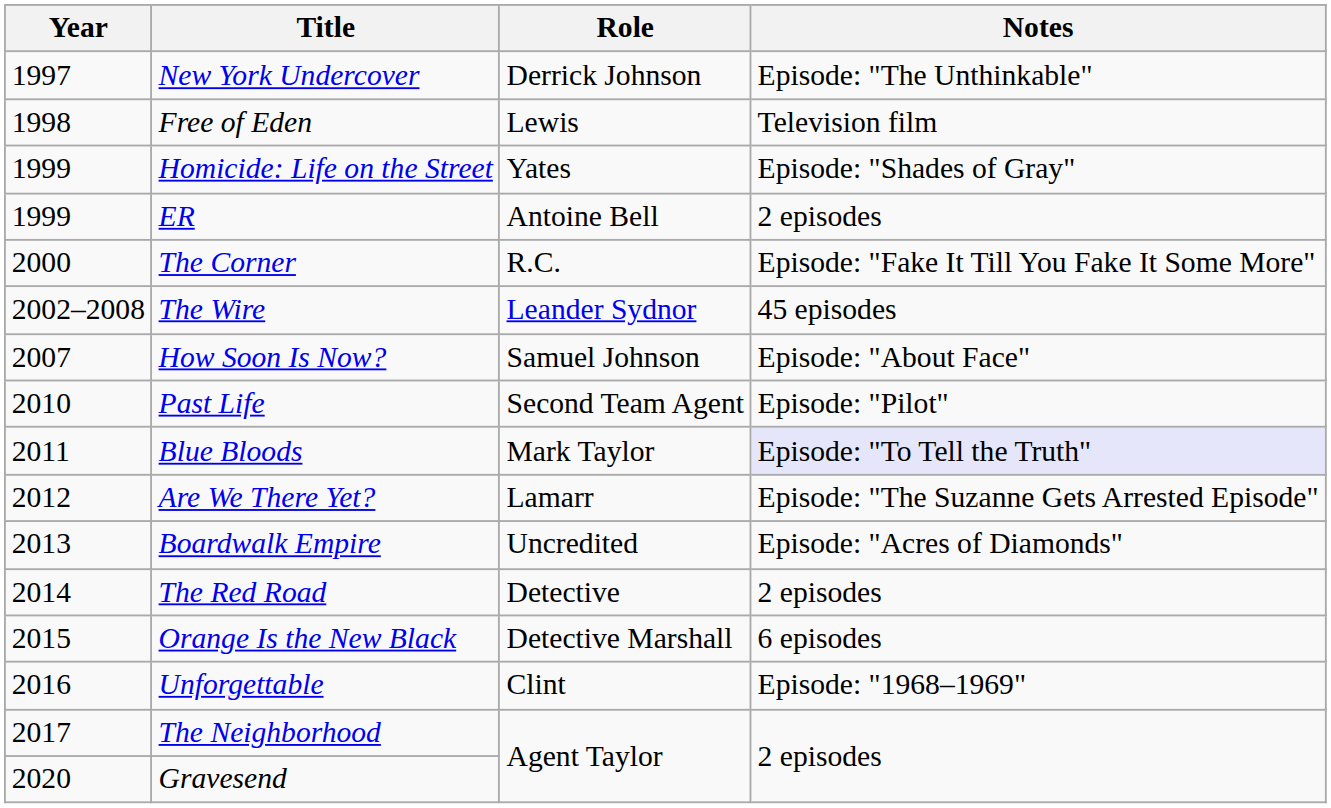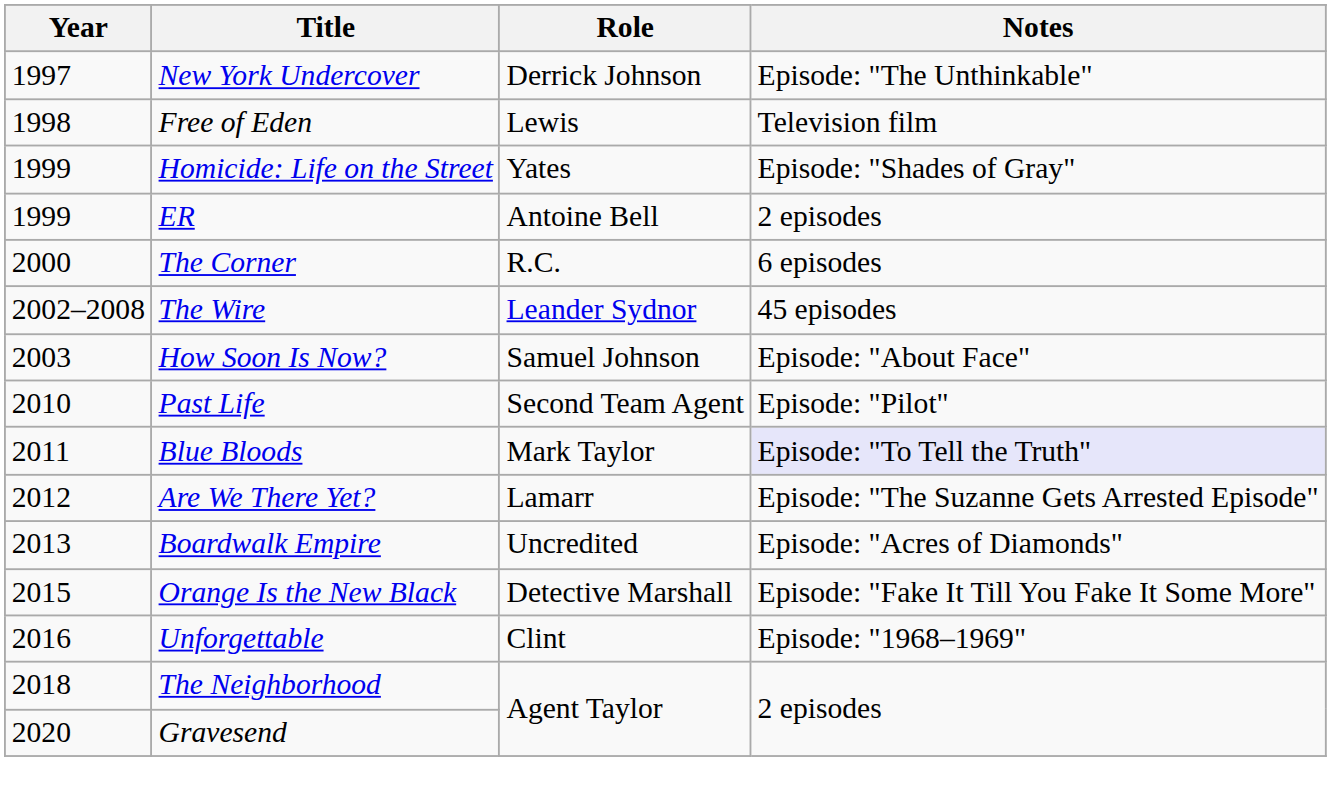(1037, 262) Episode: "Fake It Till You Fake It Some More" -> (820, 262) 6 episodes
(41, 356) 2007 -> (41, 356) 2003
- row: (242, 591)
(820, 638) 6 episodes -> (1037, 591) Episode: "Fake It Till You Fake It Some More"
(41, 732) 2017 -> (41, 685) 2018
